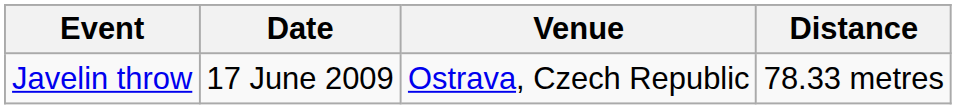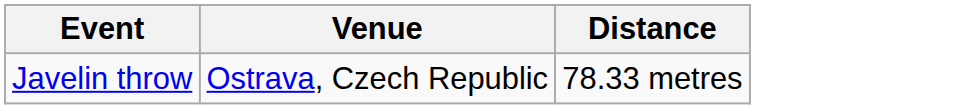- column: (300, 28)
